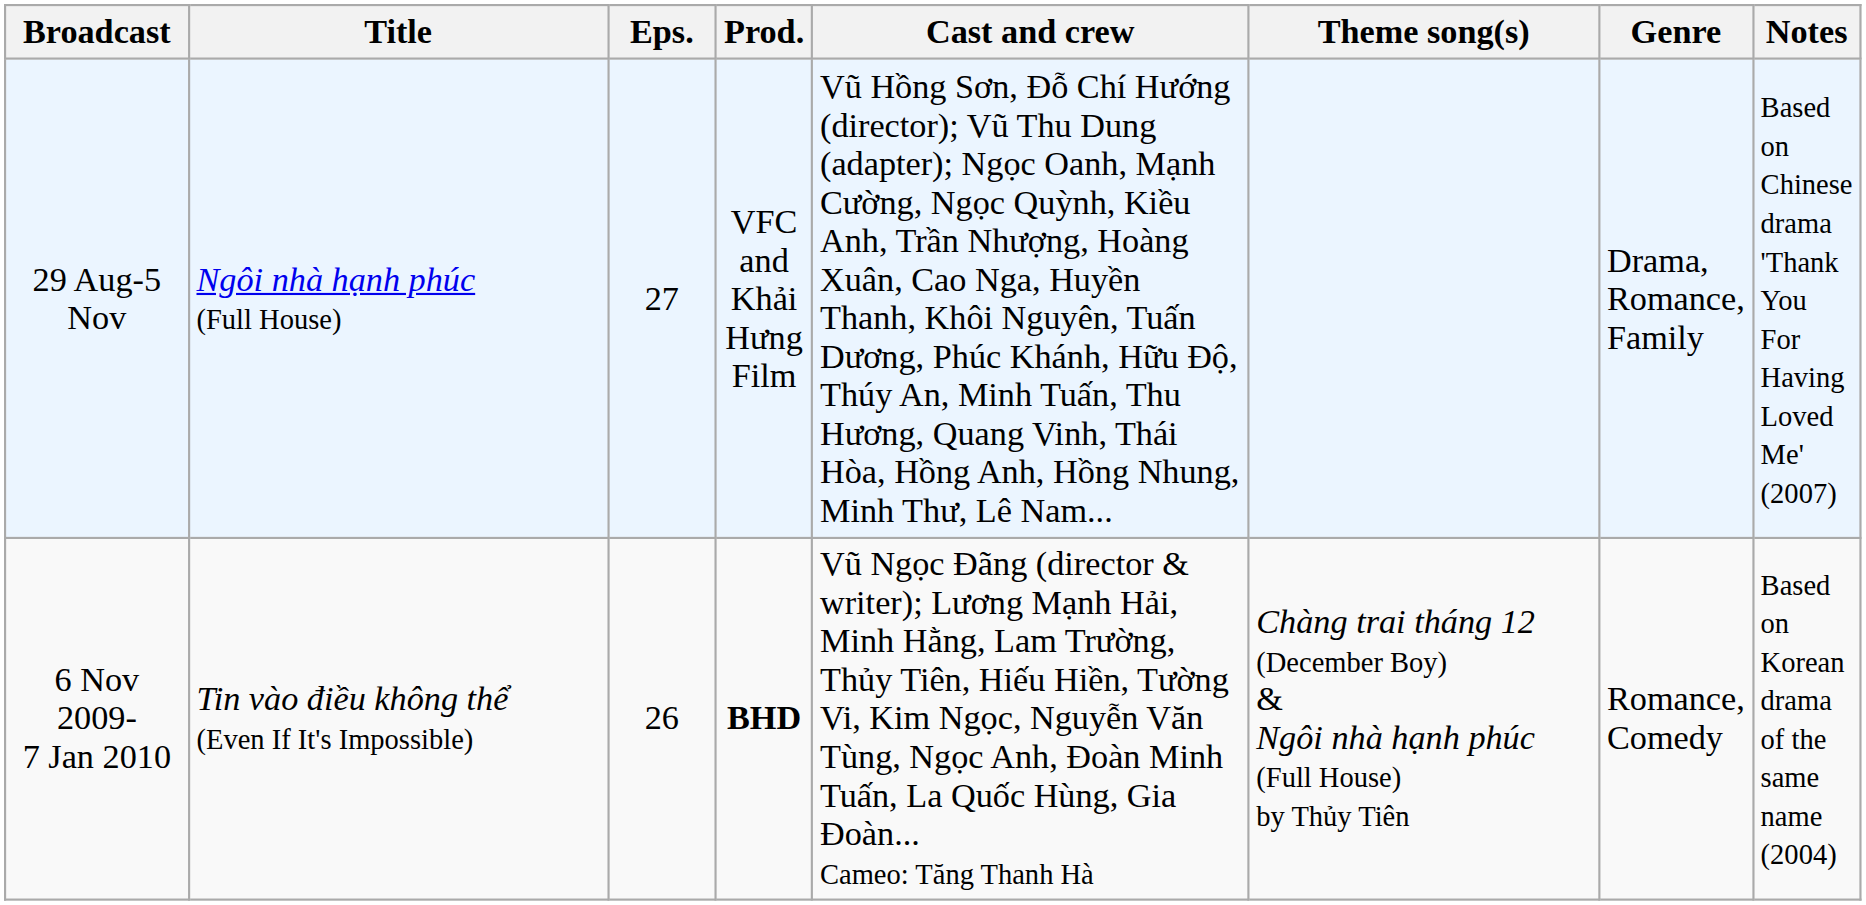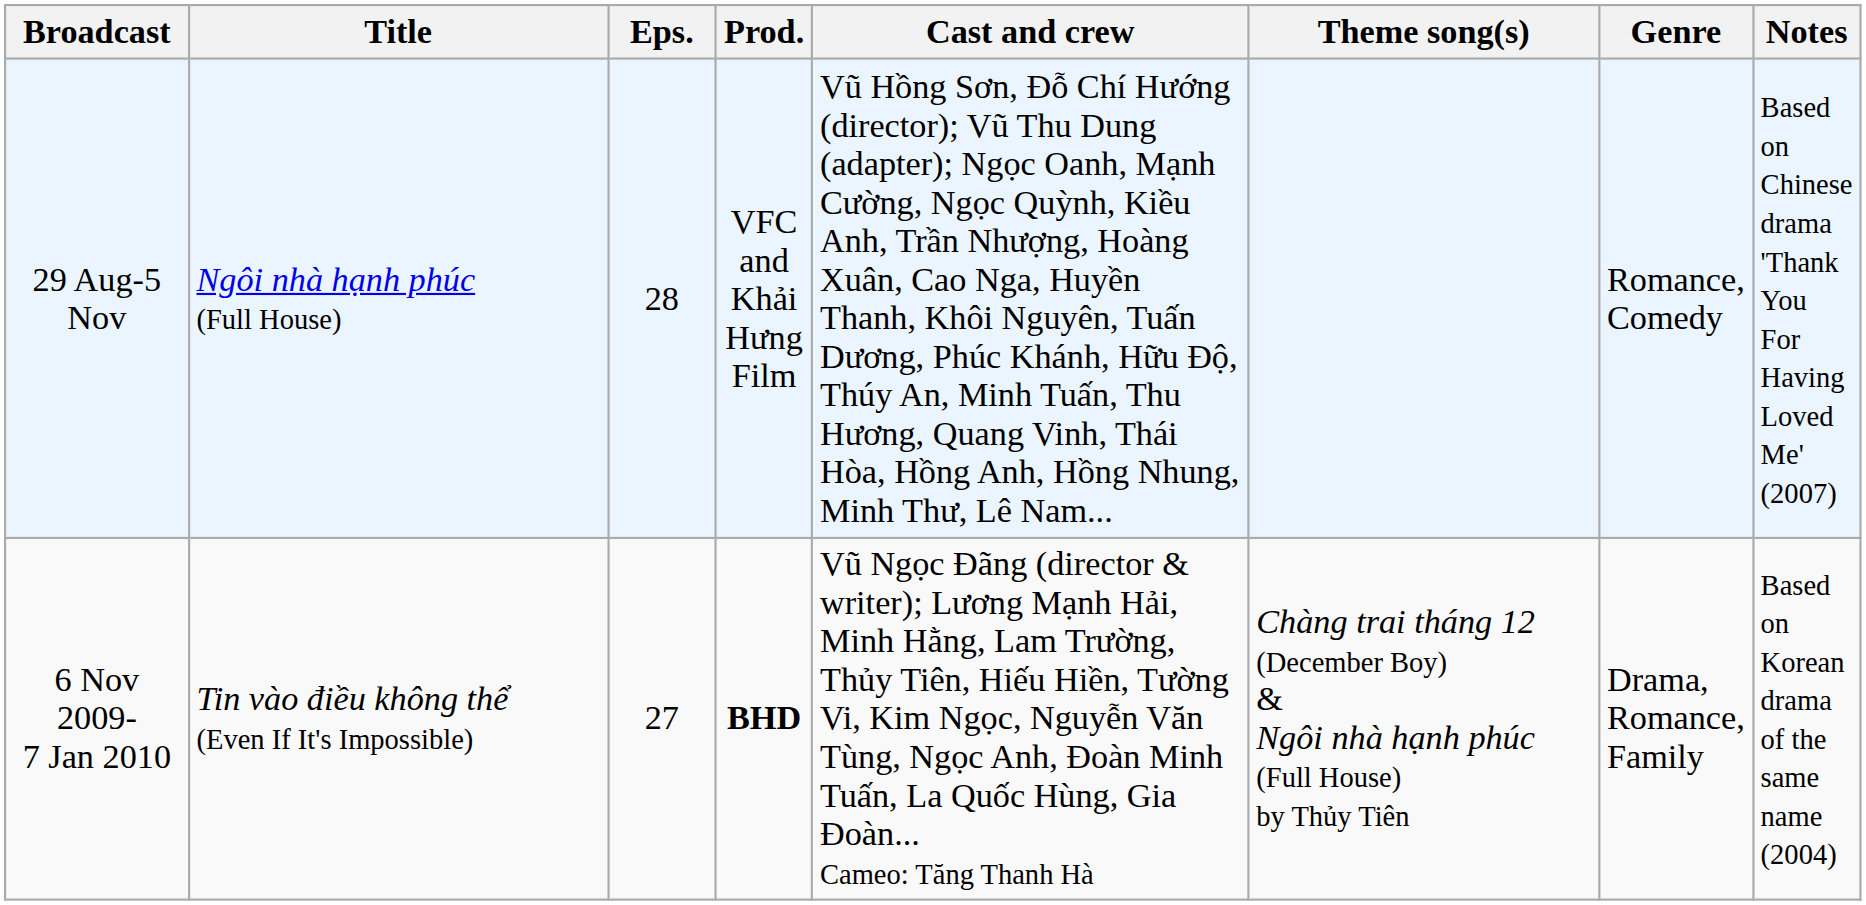(662, 297) 27 -> (662, 297) 28
(1676, 297) Drama, Romance, Family -> (1676, 297) Romance, Comedy
(662, 718) 26 -> (662, 718) 27
(1676, 718) Romance, Comedy -> (1676, 718) Drama, Romance, Family
